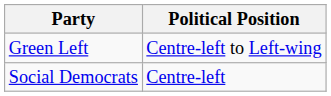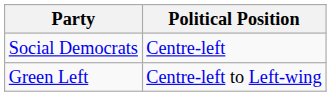rows swapped: (73, 76) <-> (49, 47)
